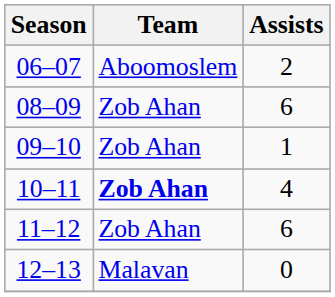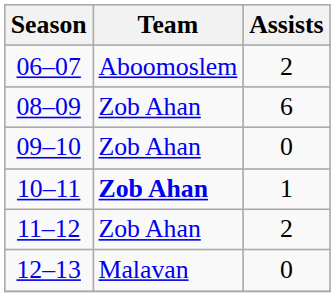(286, 147) 1 -> (286, 147) 0
(286, 188) 4 -> (286, 188) 1
(286, 229) 6 -> (286, 229) 2
